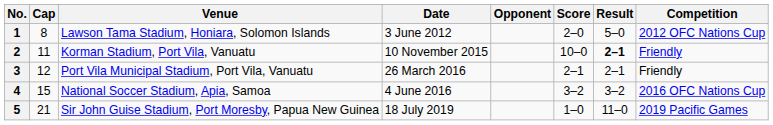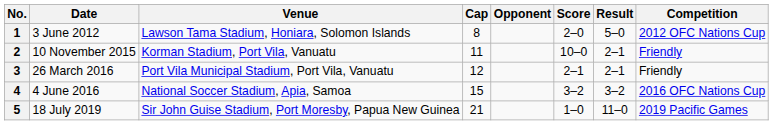columns swapped: (436, 14) <-> (44, 14)
(615, 52) bold -> (615, 52) normal
